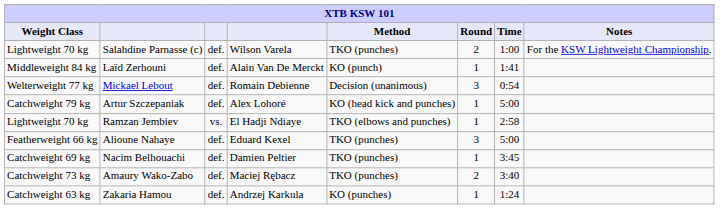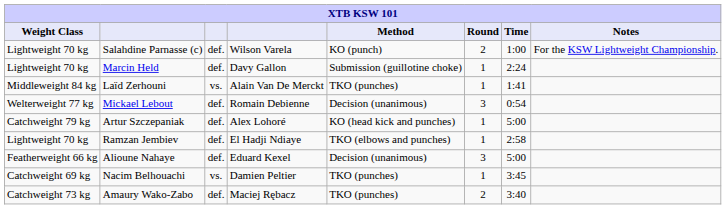(364, 49) TKO (punches) -> (356, 49) KO (punch)
+ row: (131, 67)
(216, 67) def. -> (216, 85) vs.
(356, 67) KO (punch) -> (364, 85) TKO (punches)
(216, 122) vs. -> (216, 140) def.
(364, 140) TKO (punches) -> (378, 158) Decision (unanimous)
(216, 158) def. -> (216, 176) vs.
- row: (137, 194)
